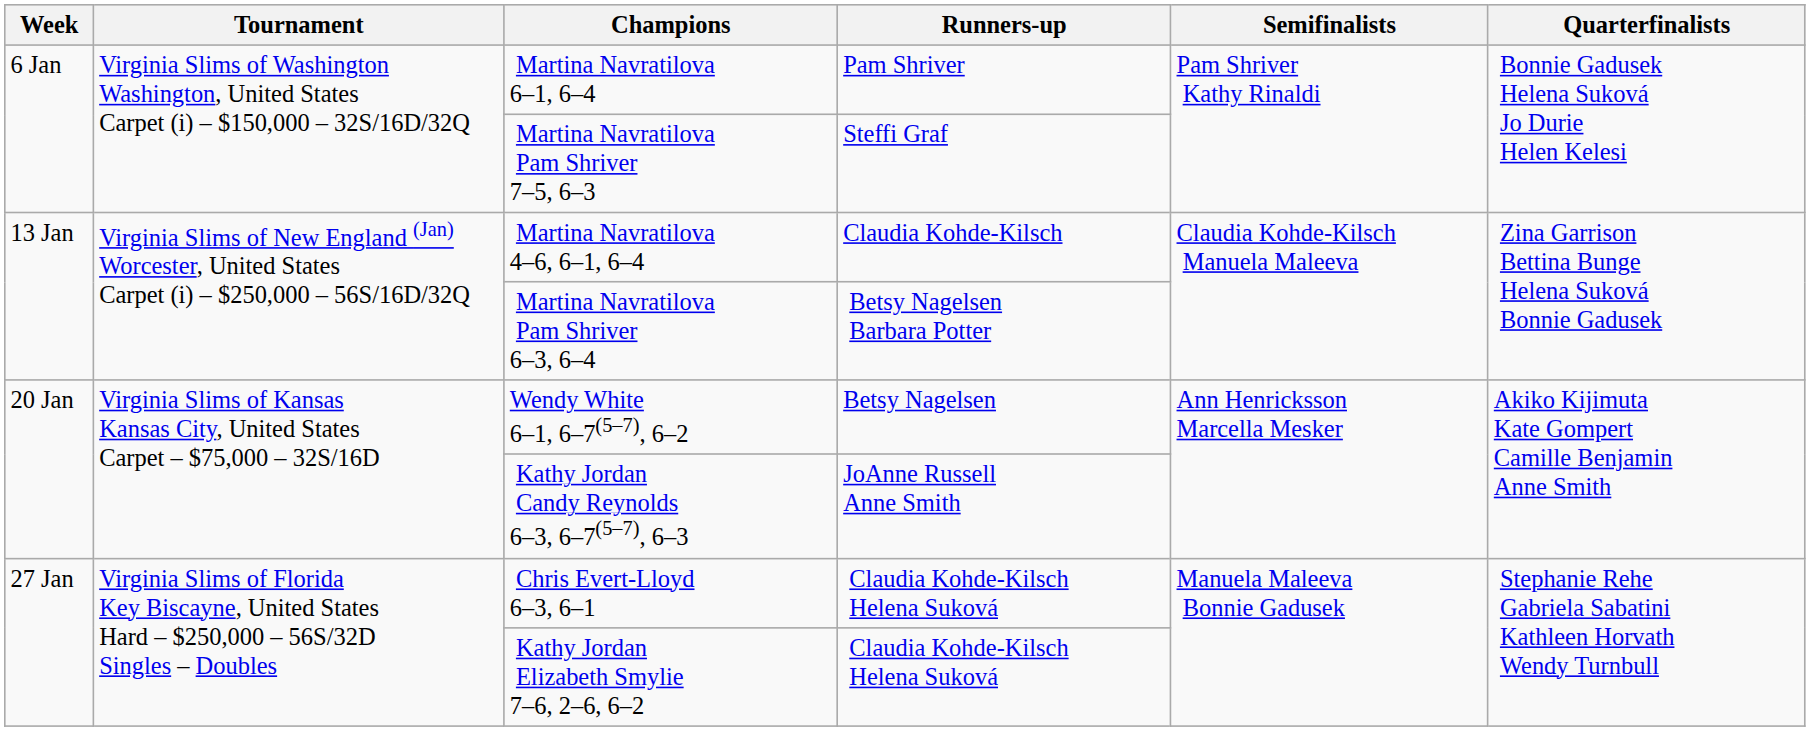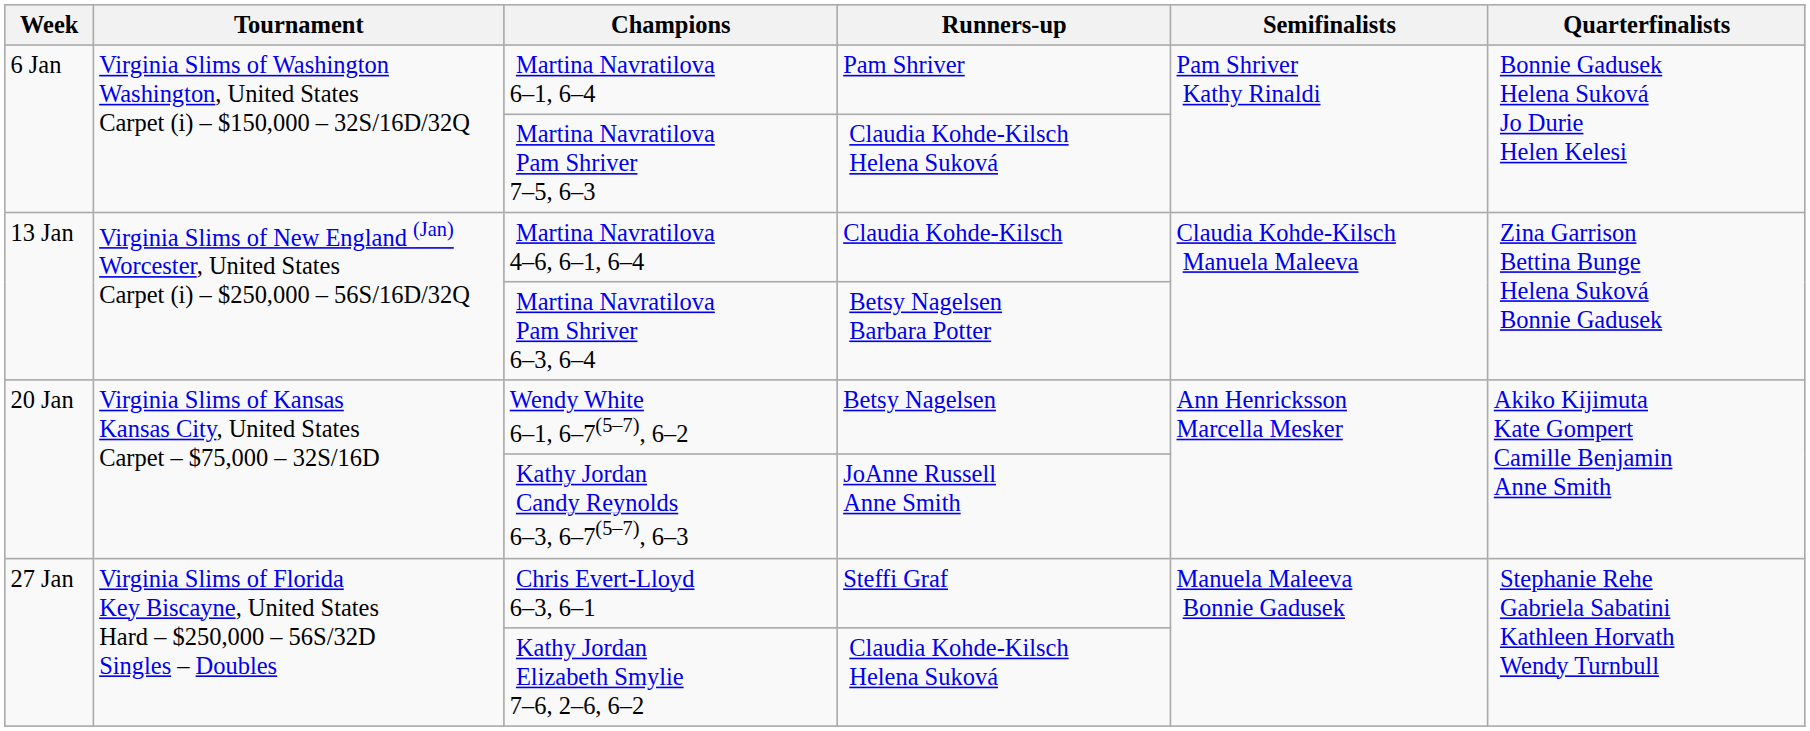(896, 134) Steffi Graf -> (956, 149) Claudia Kohde-Kilsch Helena Suková
(956, 592) Claudia Kohde-Kilsch Helena Suková -> (896, 577) Steffi Graf
